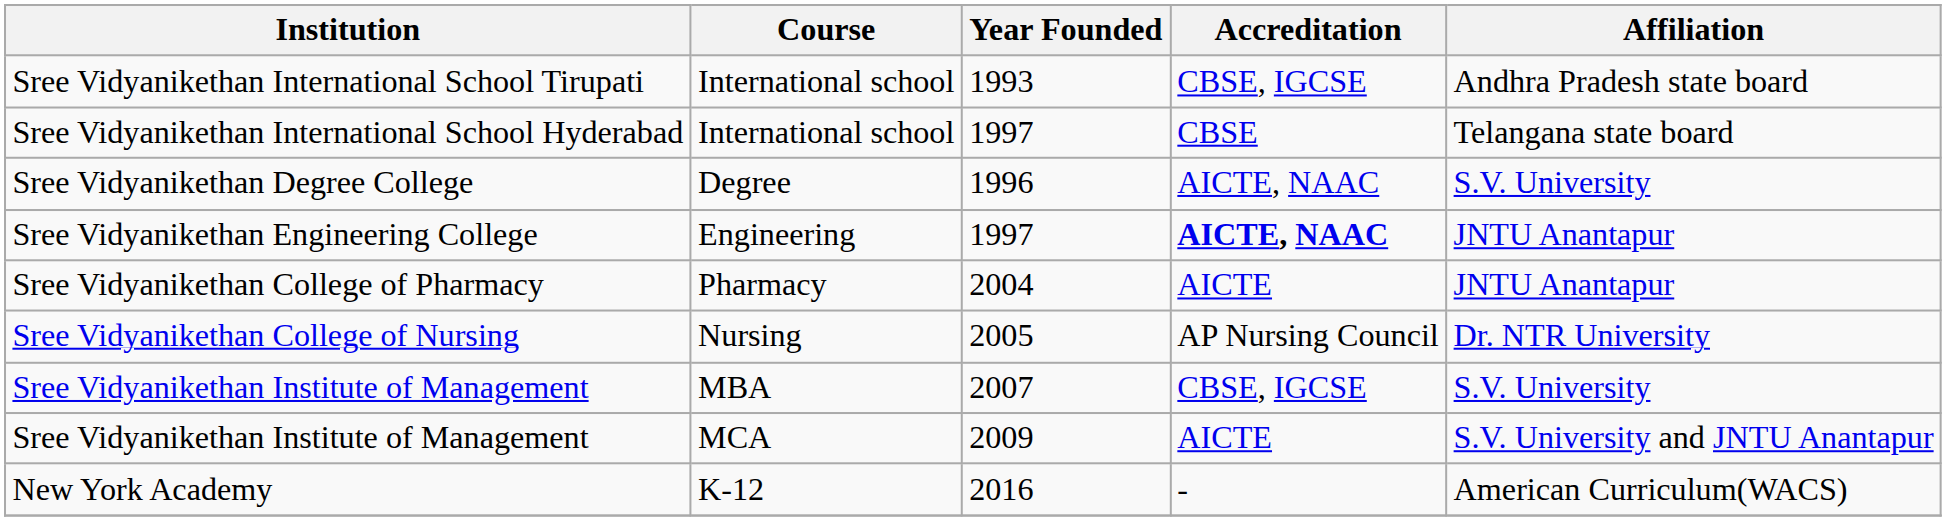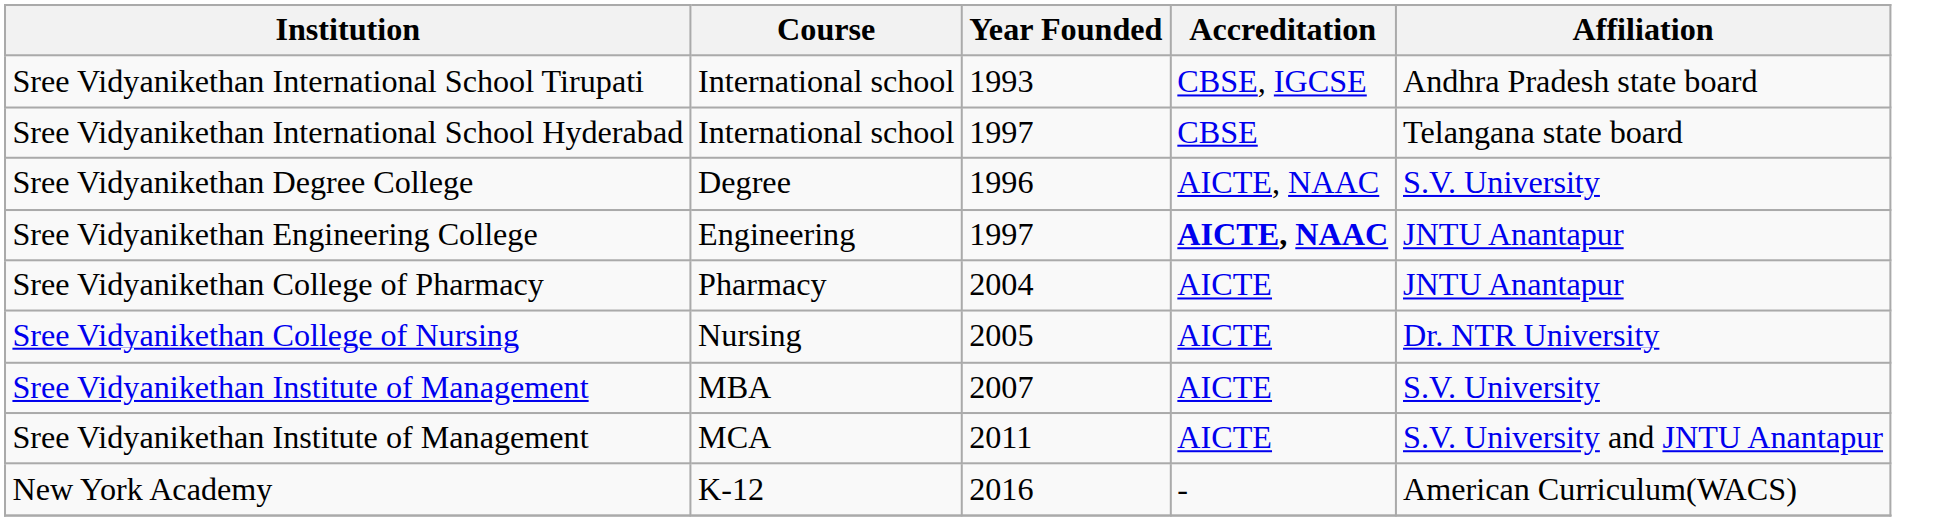(1308, 336) AP Nursing Council -> (1225, 336) AICTE
(1272, 387) CBSE, IGCSE -> (1225, 387) AICTE
(1001, 438) 2009 -> (1001, 438) 2011
